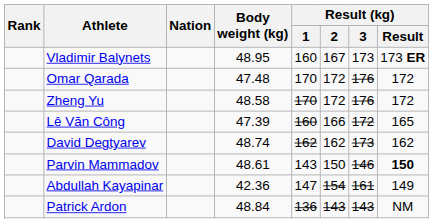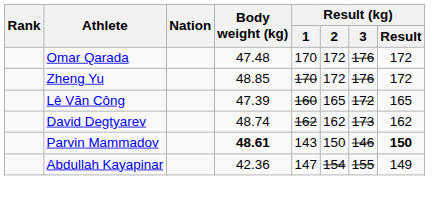- row: (98, 57)
(253, 100) 48.58 -> (253, 79) 48.85
(334, 121) 166 -> (334, 100) 165
(253, 164) normal -> (253, 143) bold
(363, 185) 161 -> (363, 164) 155
- row: (87, 206)
